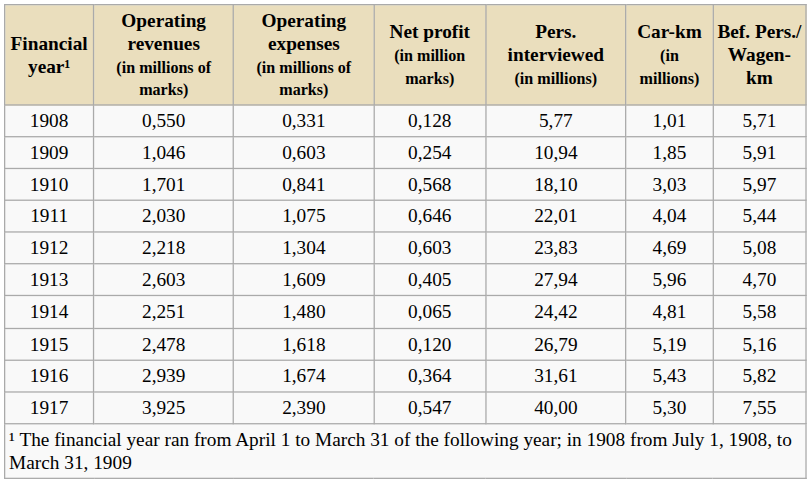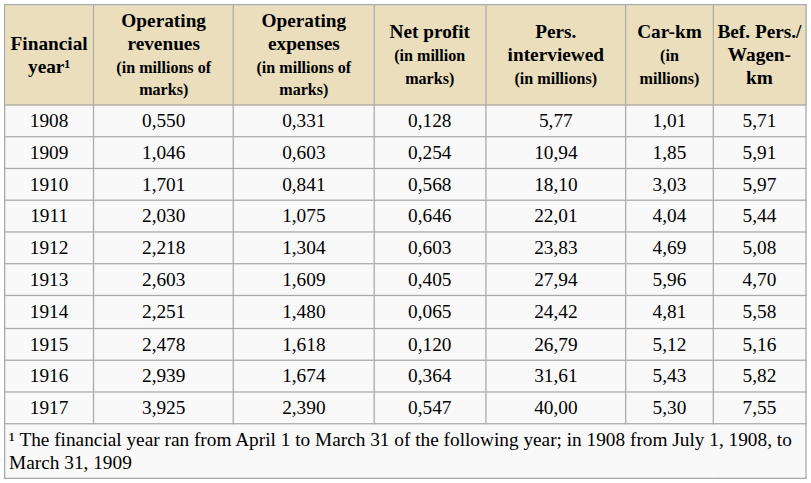(669, 343) 5,19 -> (669, 343) 5,12
